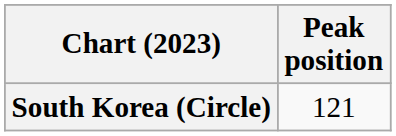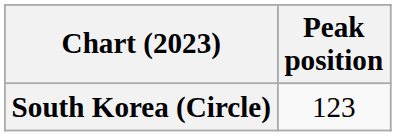(334, 106) 121 -> (334, 106) 123
